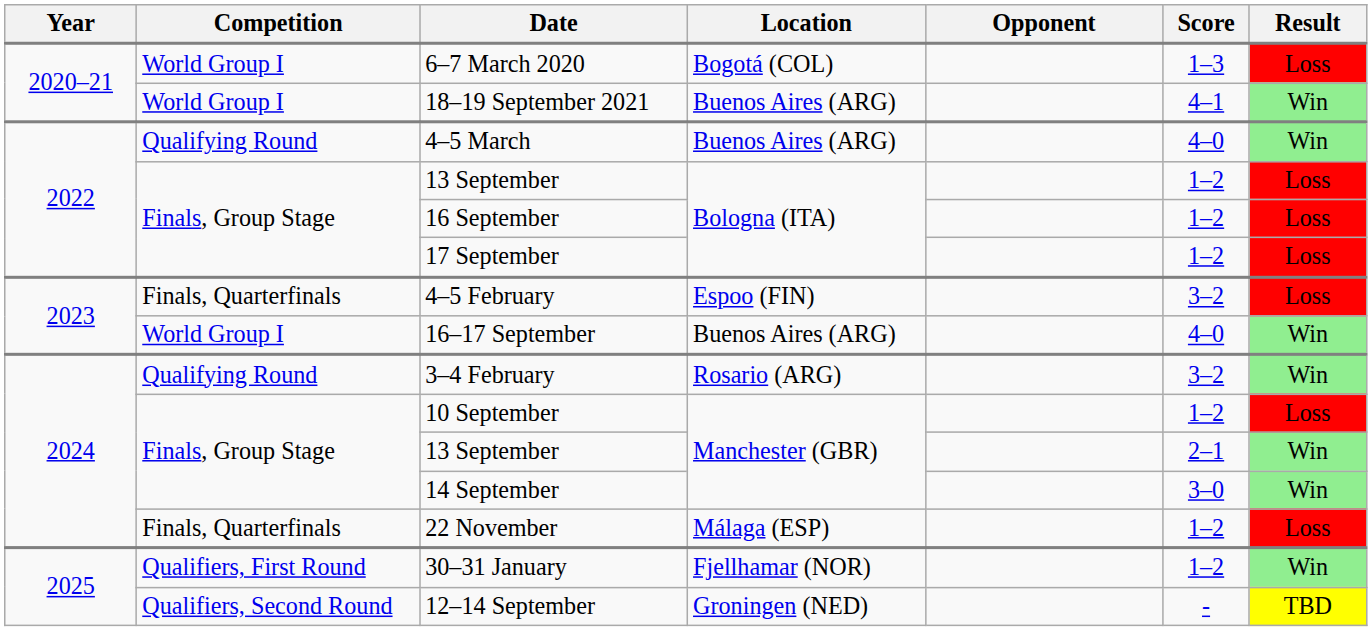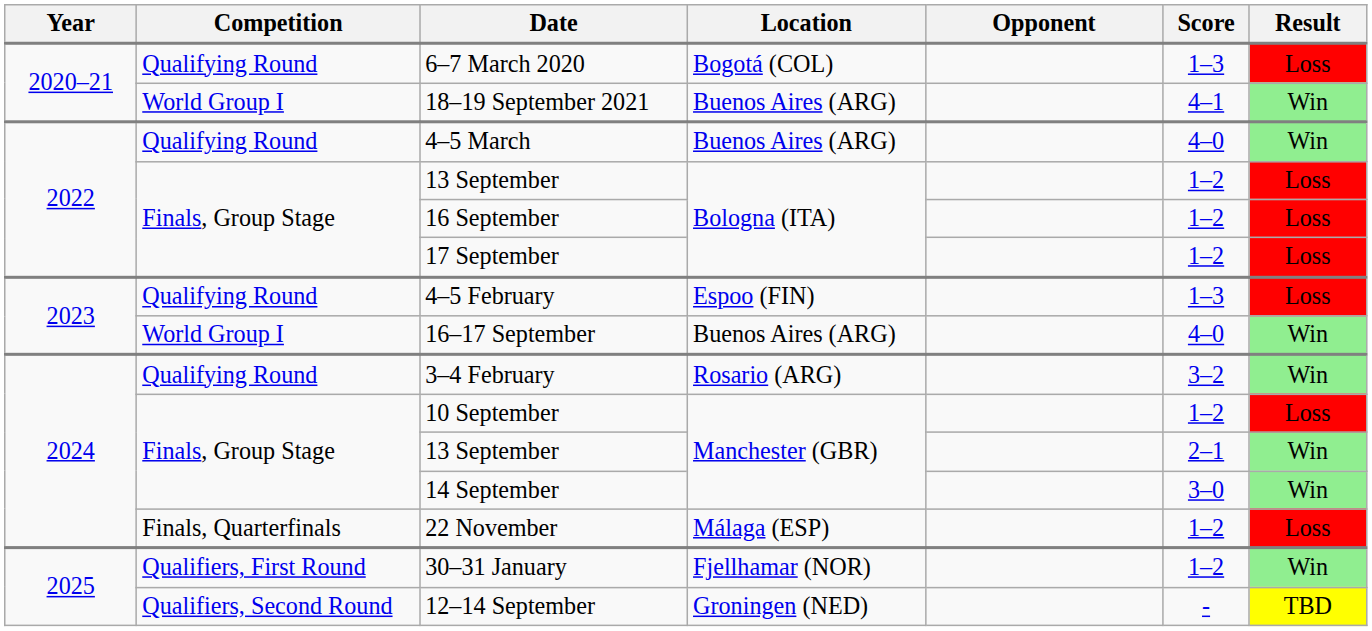(213, 63) World Group I -> (230, 63) Qualifying Round
(242, 296) Finals, Quarterfinals -> (230, 296) Qualifying Round
(1206, 296) 3–2 -> (1206, 296) 1–3
